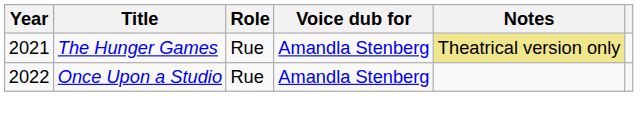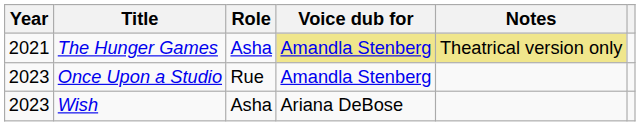(247, 47) Rue -> (251, 47) Asha
(354, 47) no background -> (356, 47) khaki background
(29, 76) 2022 -> (29, 76) 2023
+ row: (78, 105)
